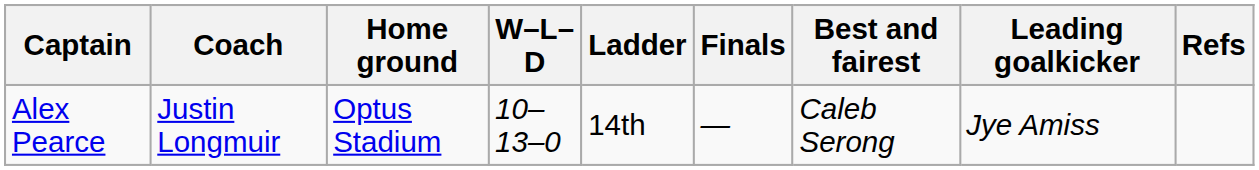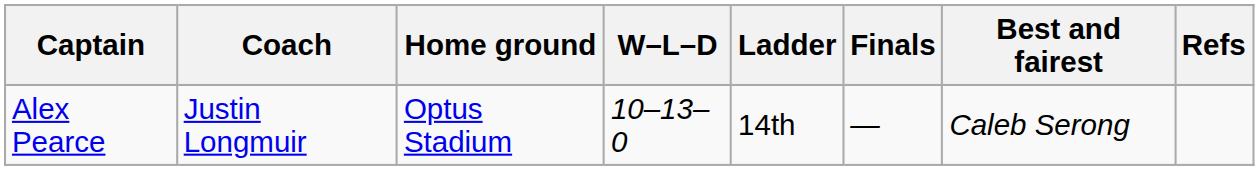- column: (1067, 45)
